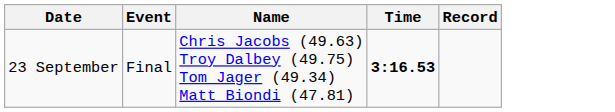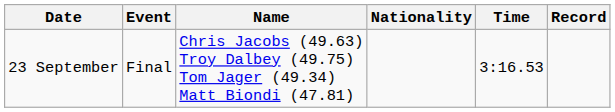+ column: (421, 17)
(403, 69) bold -> (512, 69) normal
